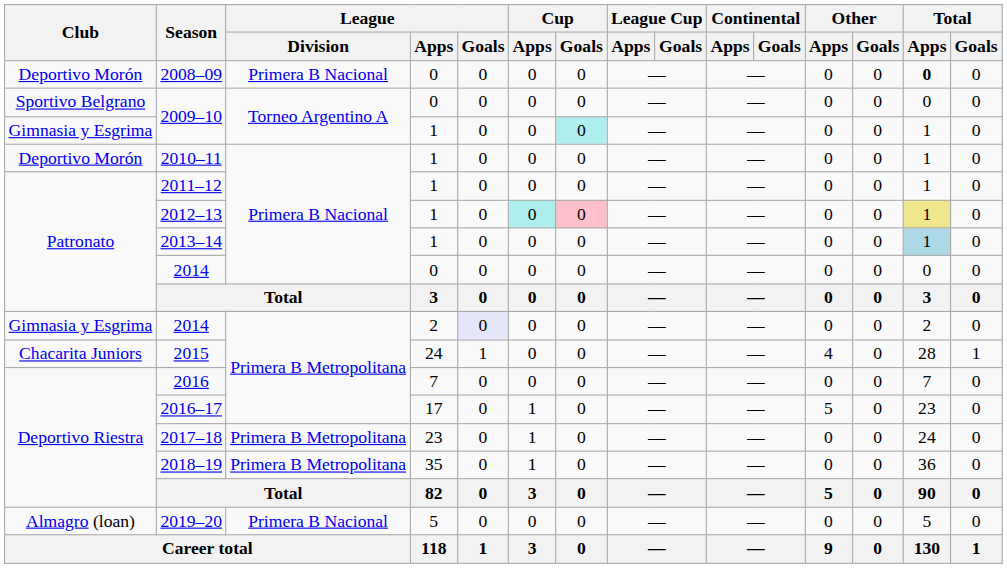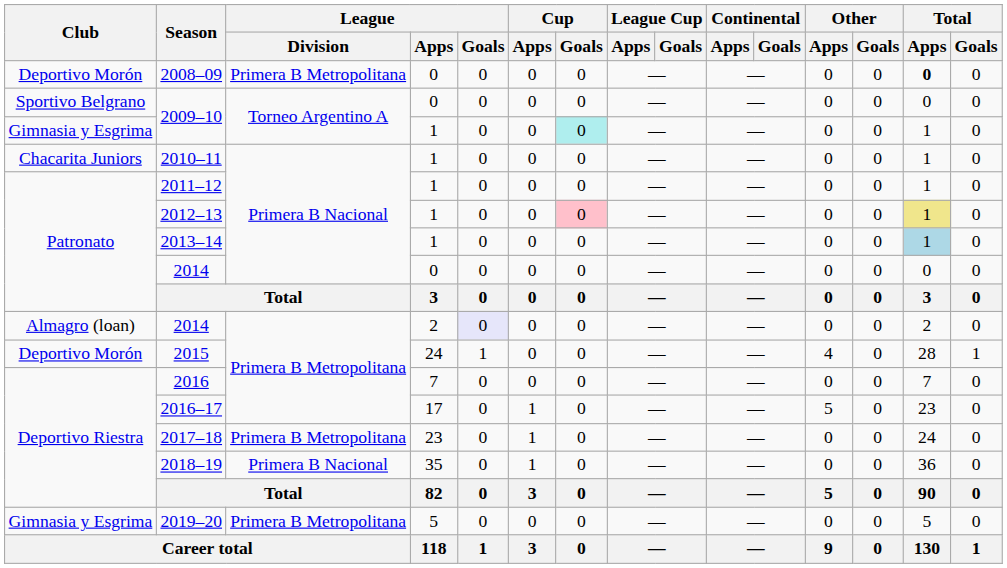(318, 74) Primera B Nacional -> (318, 74) Primera B Metropolitana
(80, 158) Deportivo Morón -> (80, 158) Chacarita Juniors
(532, 213) paleturquoise background -> (532, 213) no background
(80, 325) Gimnasia y Esgrima -> (80, 325) Almagro (loan)
(80, 353) Chacarita Juniors -> (80, 353) Deportivo Morón
(318, 465) Primera B Metropolitana -> (318, 465) Primera B Nacional
(80, 520) Almagro (loan) -> (80, 520) Gimnasia y Esgrima
(318, 520) Primera B Nacional -> (318, 520) Primera B Metropolitana
